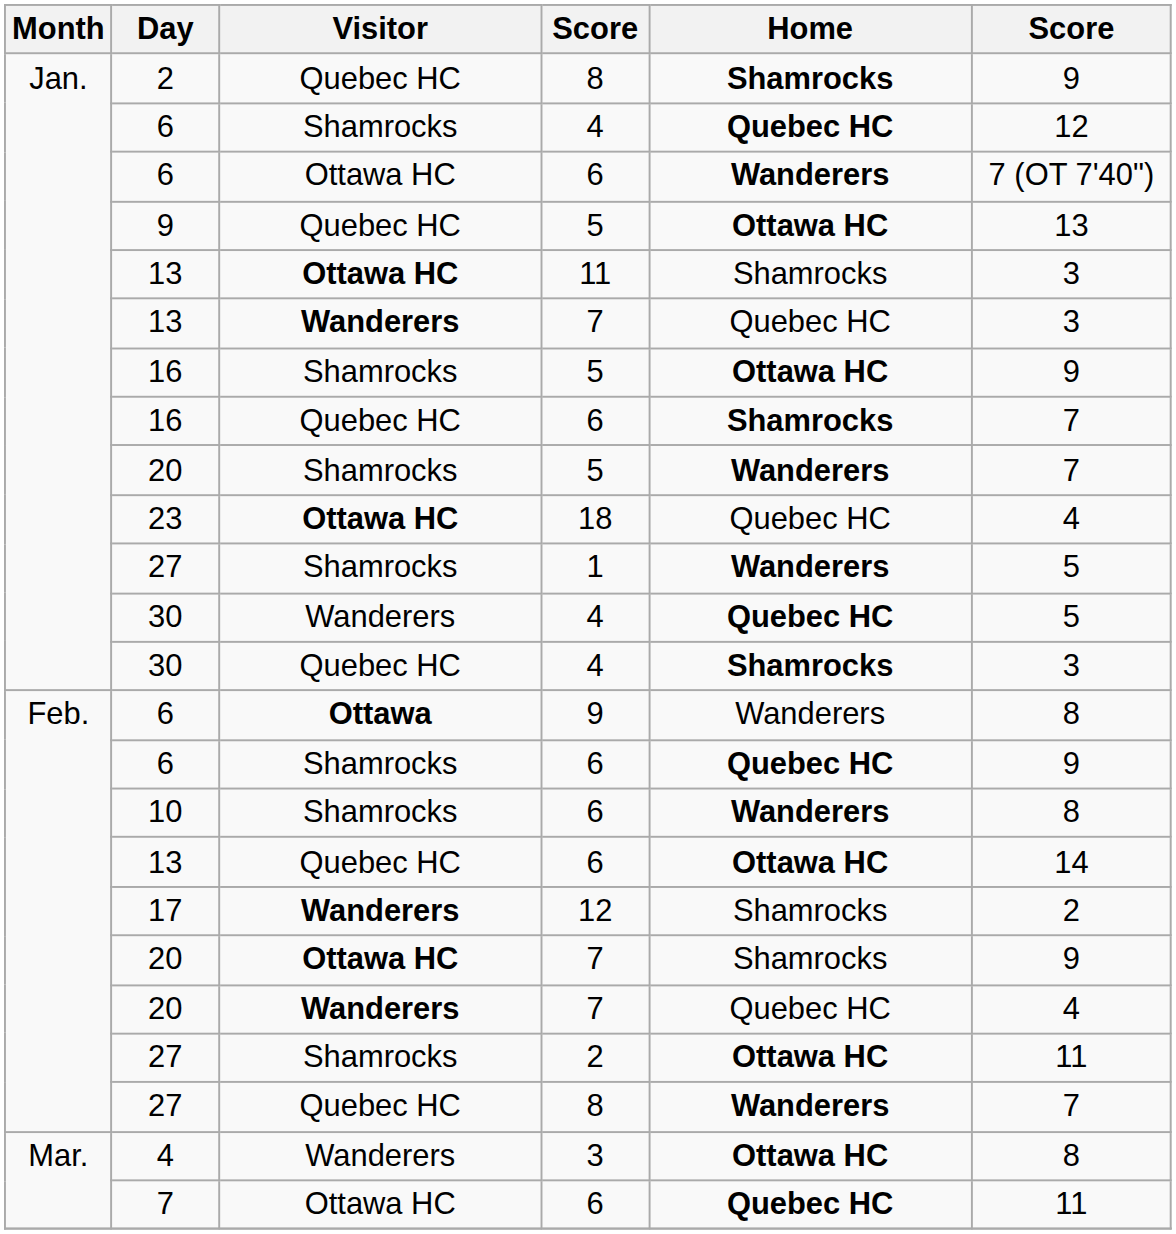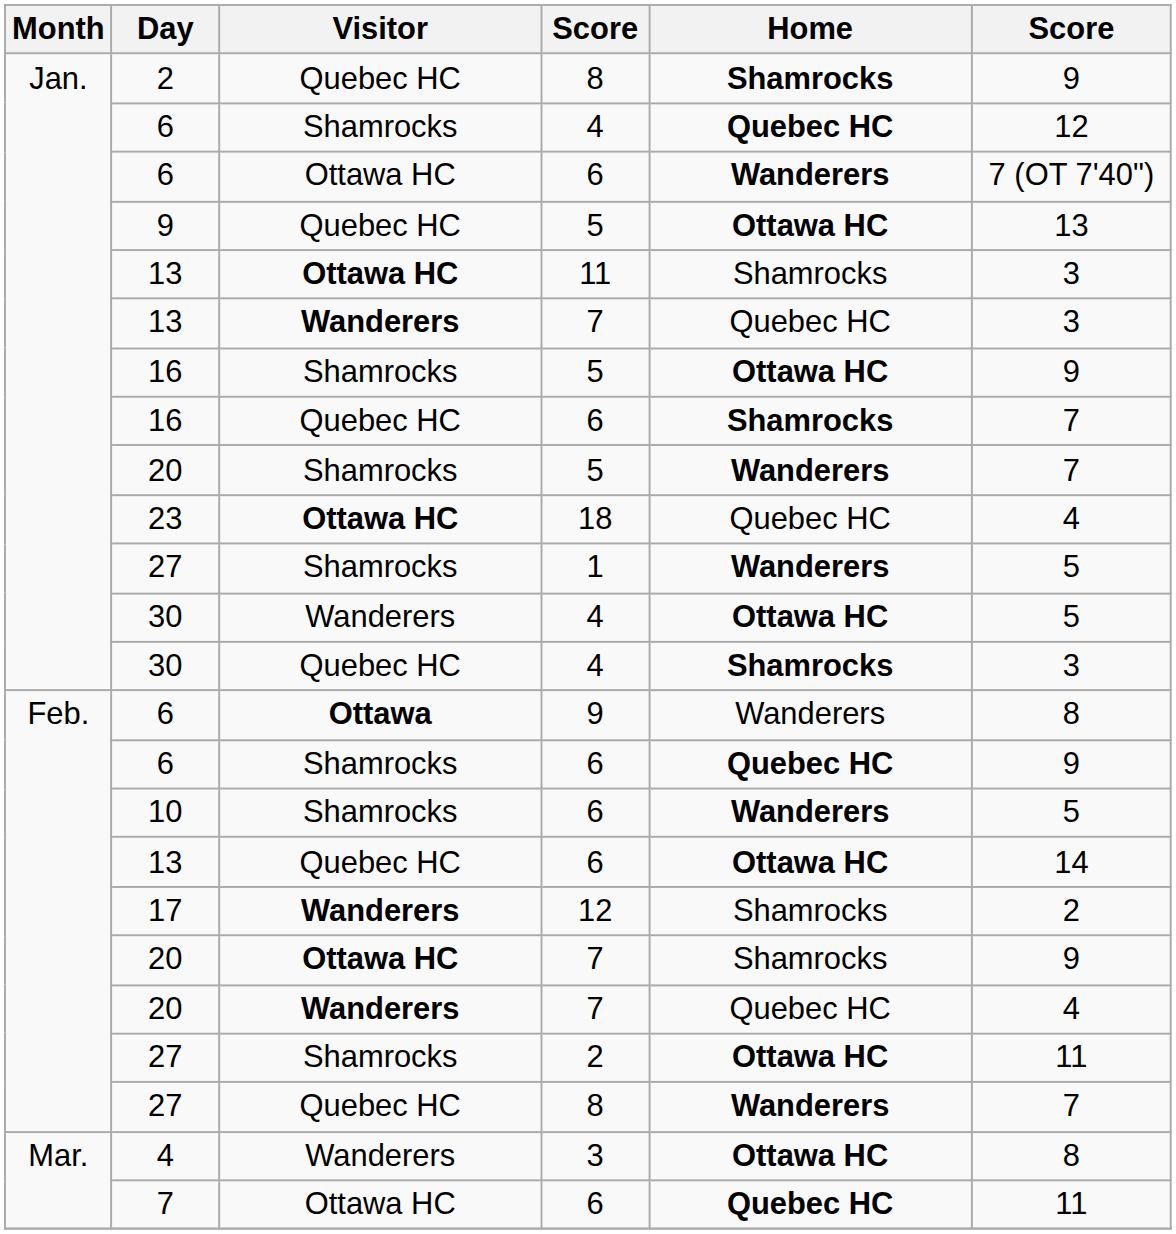(810, 616) Quebec HC -> (810, 616) Ottawa HC
(1071, 812) 8 -> (1071, 812) 5
